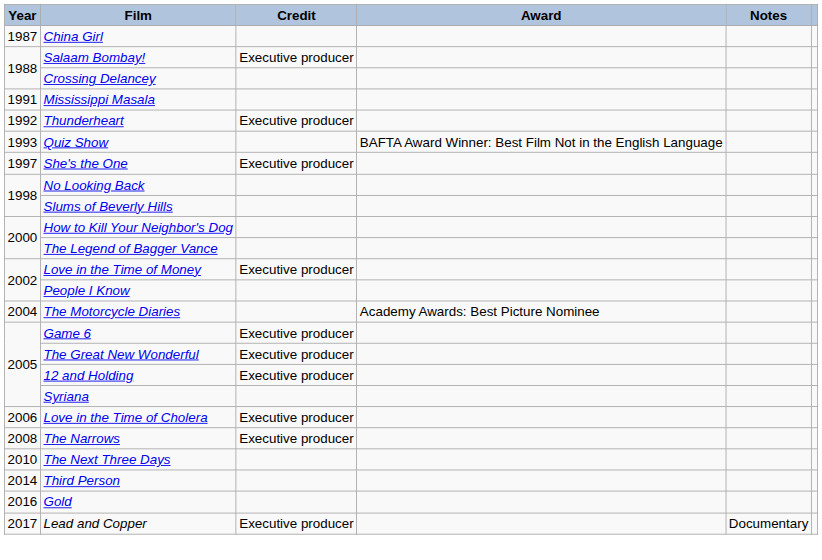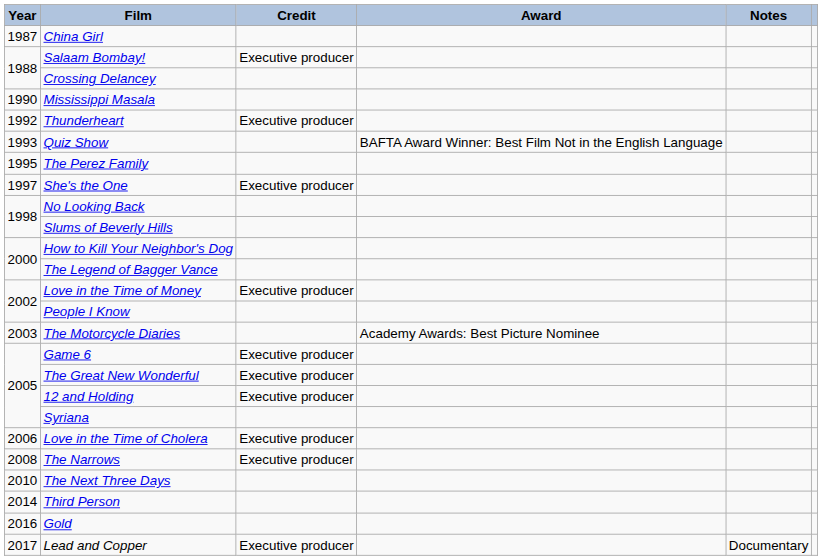(22, 100) 1991 -> (22, 100) 1990
+ row: (96, 163)
(22, 312) 2004 -> (22, 333) 2003
